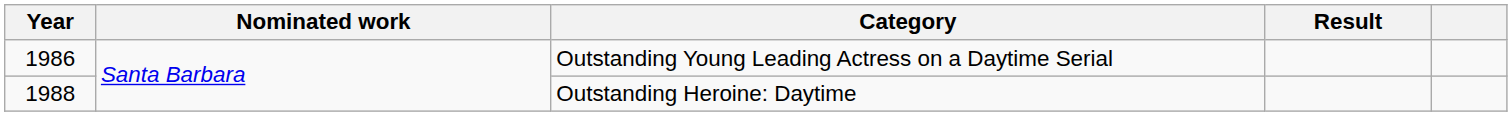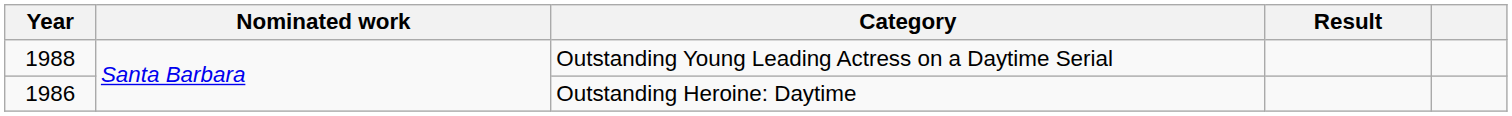(50, 57) 1986 -> (50, 57) 1988
(50, 93) 1988 -> (50, 93) 1986
